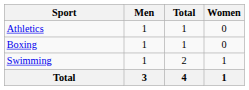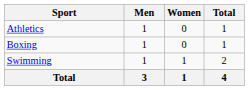columns swapped: (224, 12) <-> (184, 12)
